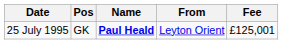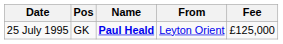(252, 30) £125,001 -> (252, 30) £125,000
